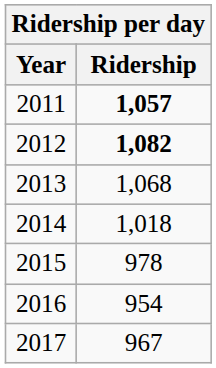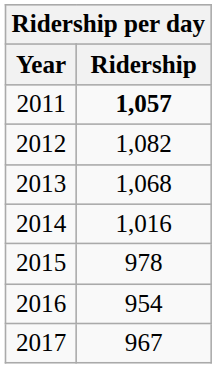(144, 143) bold -> (144, 143) normal
(144, 223) 1,018 -> (144, 223) 1,016
